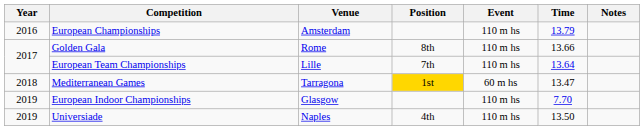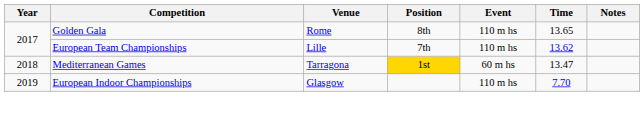- row: (106, 30)
(563, 48) 13.66 -> (561, 30) 13.65
(563, 65) 13.64 -> (561, 48) 13.62
- row: (77, 117)
